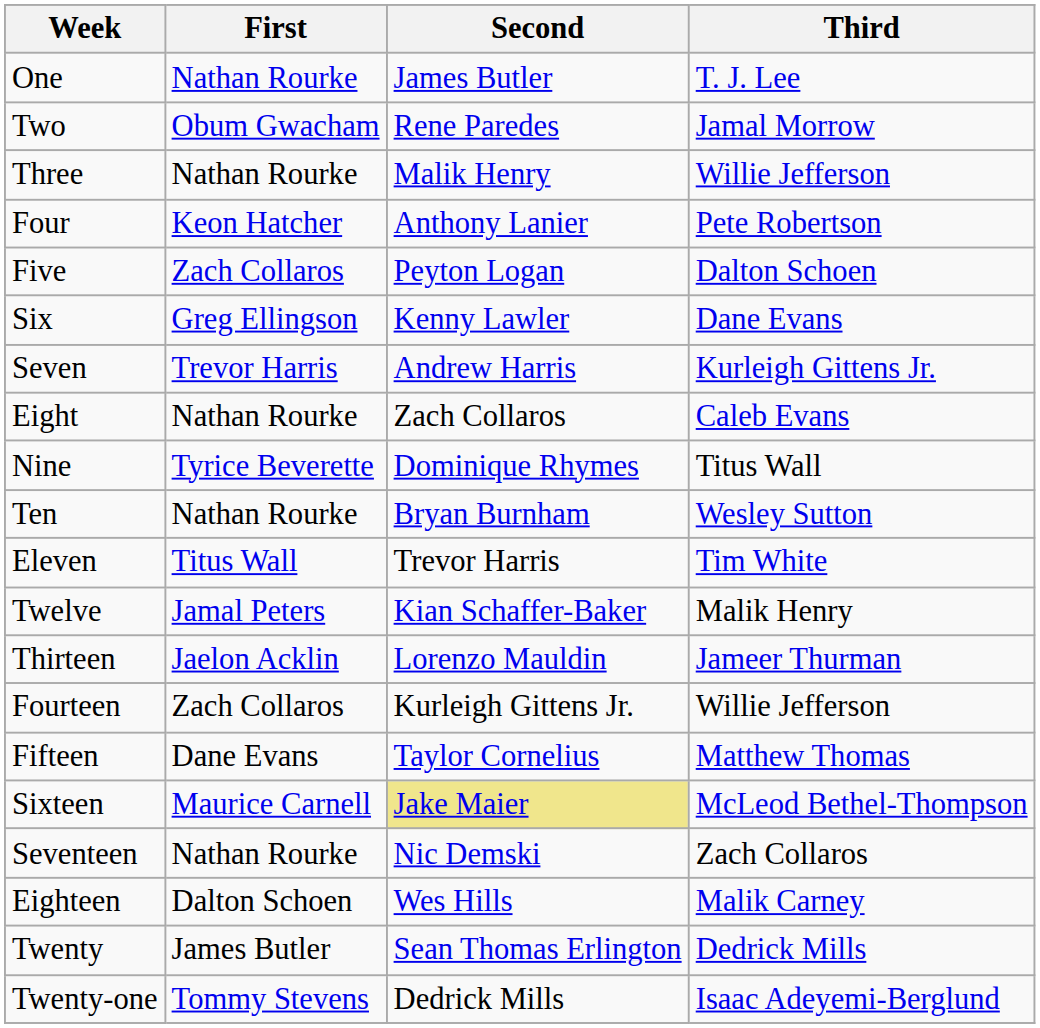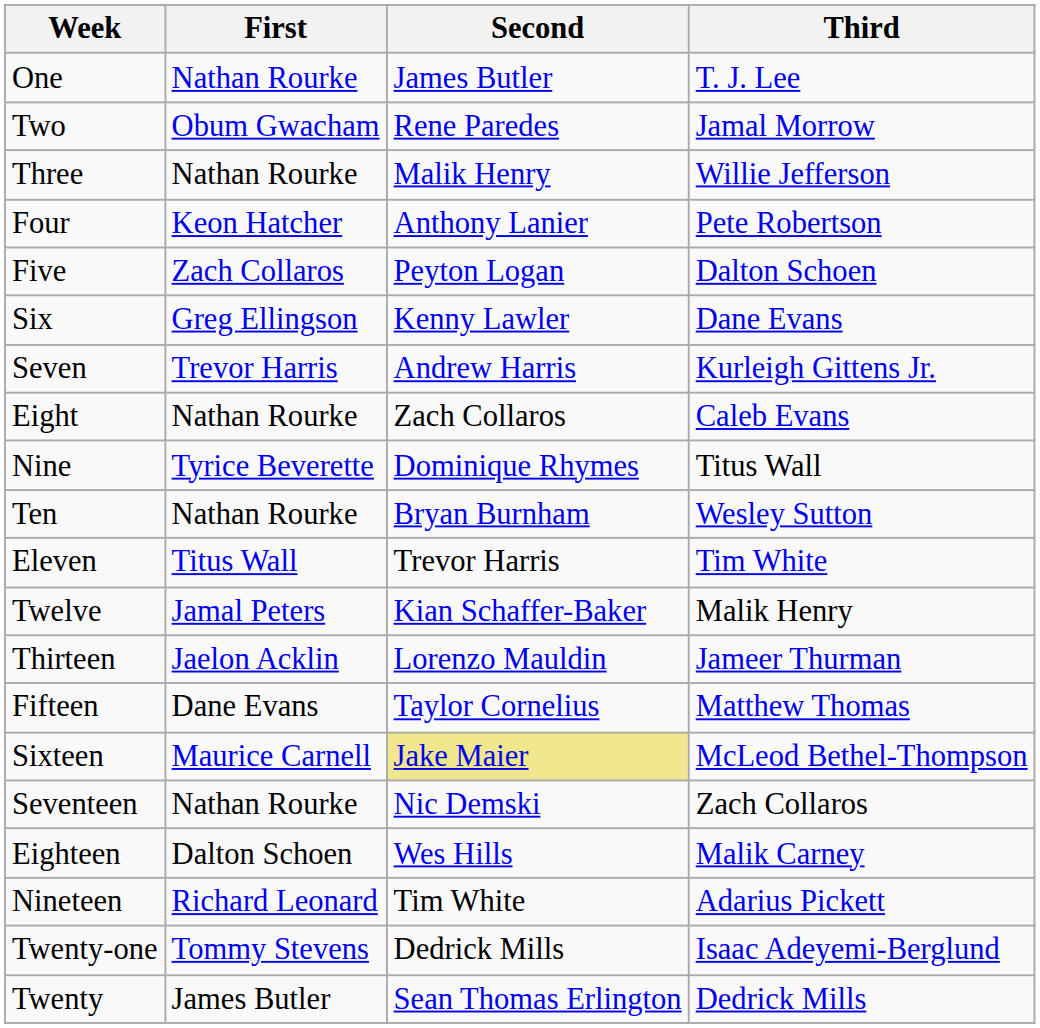- row: (66, 707)
+ row: (67, 901)
rows swapped: (58, 949) <-> (85, 998)
